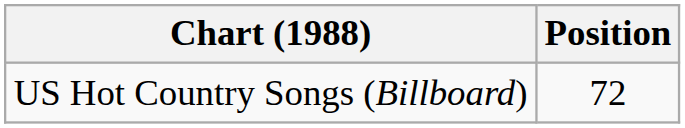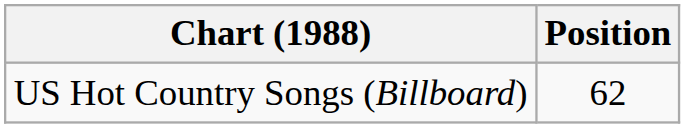(608, 92) 72 -> (608, 92) 62
